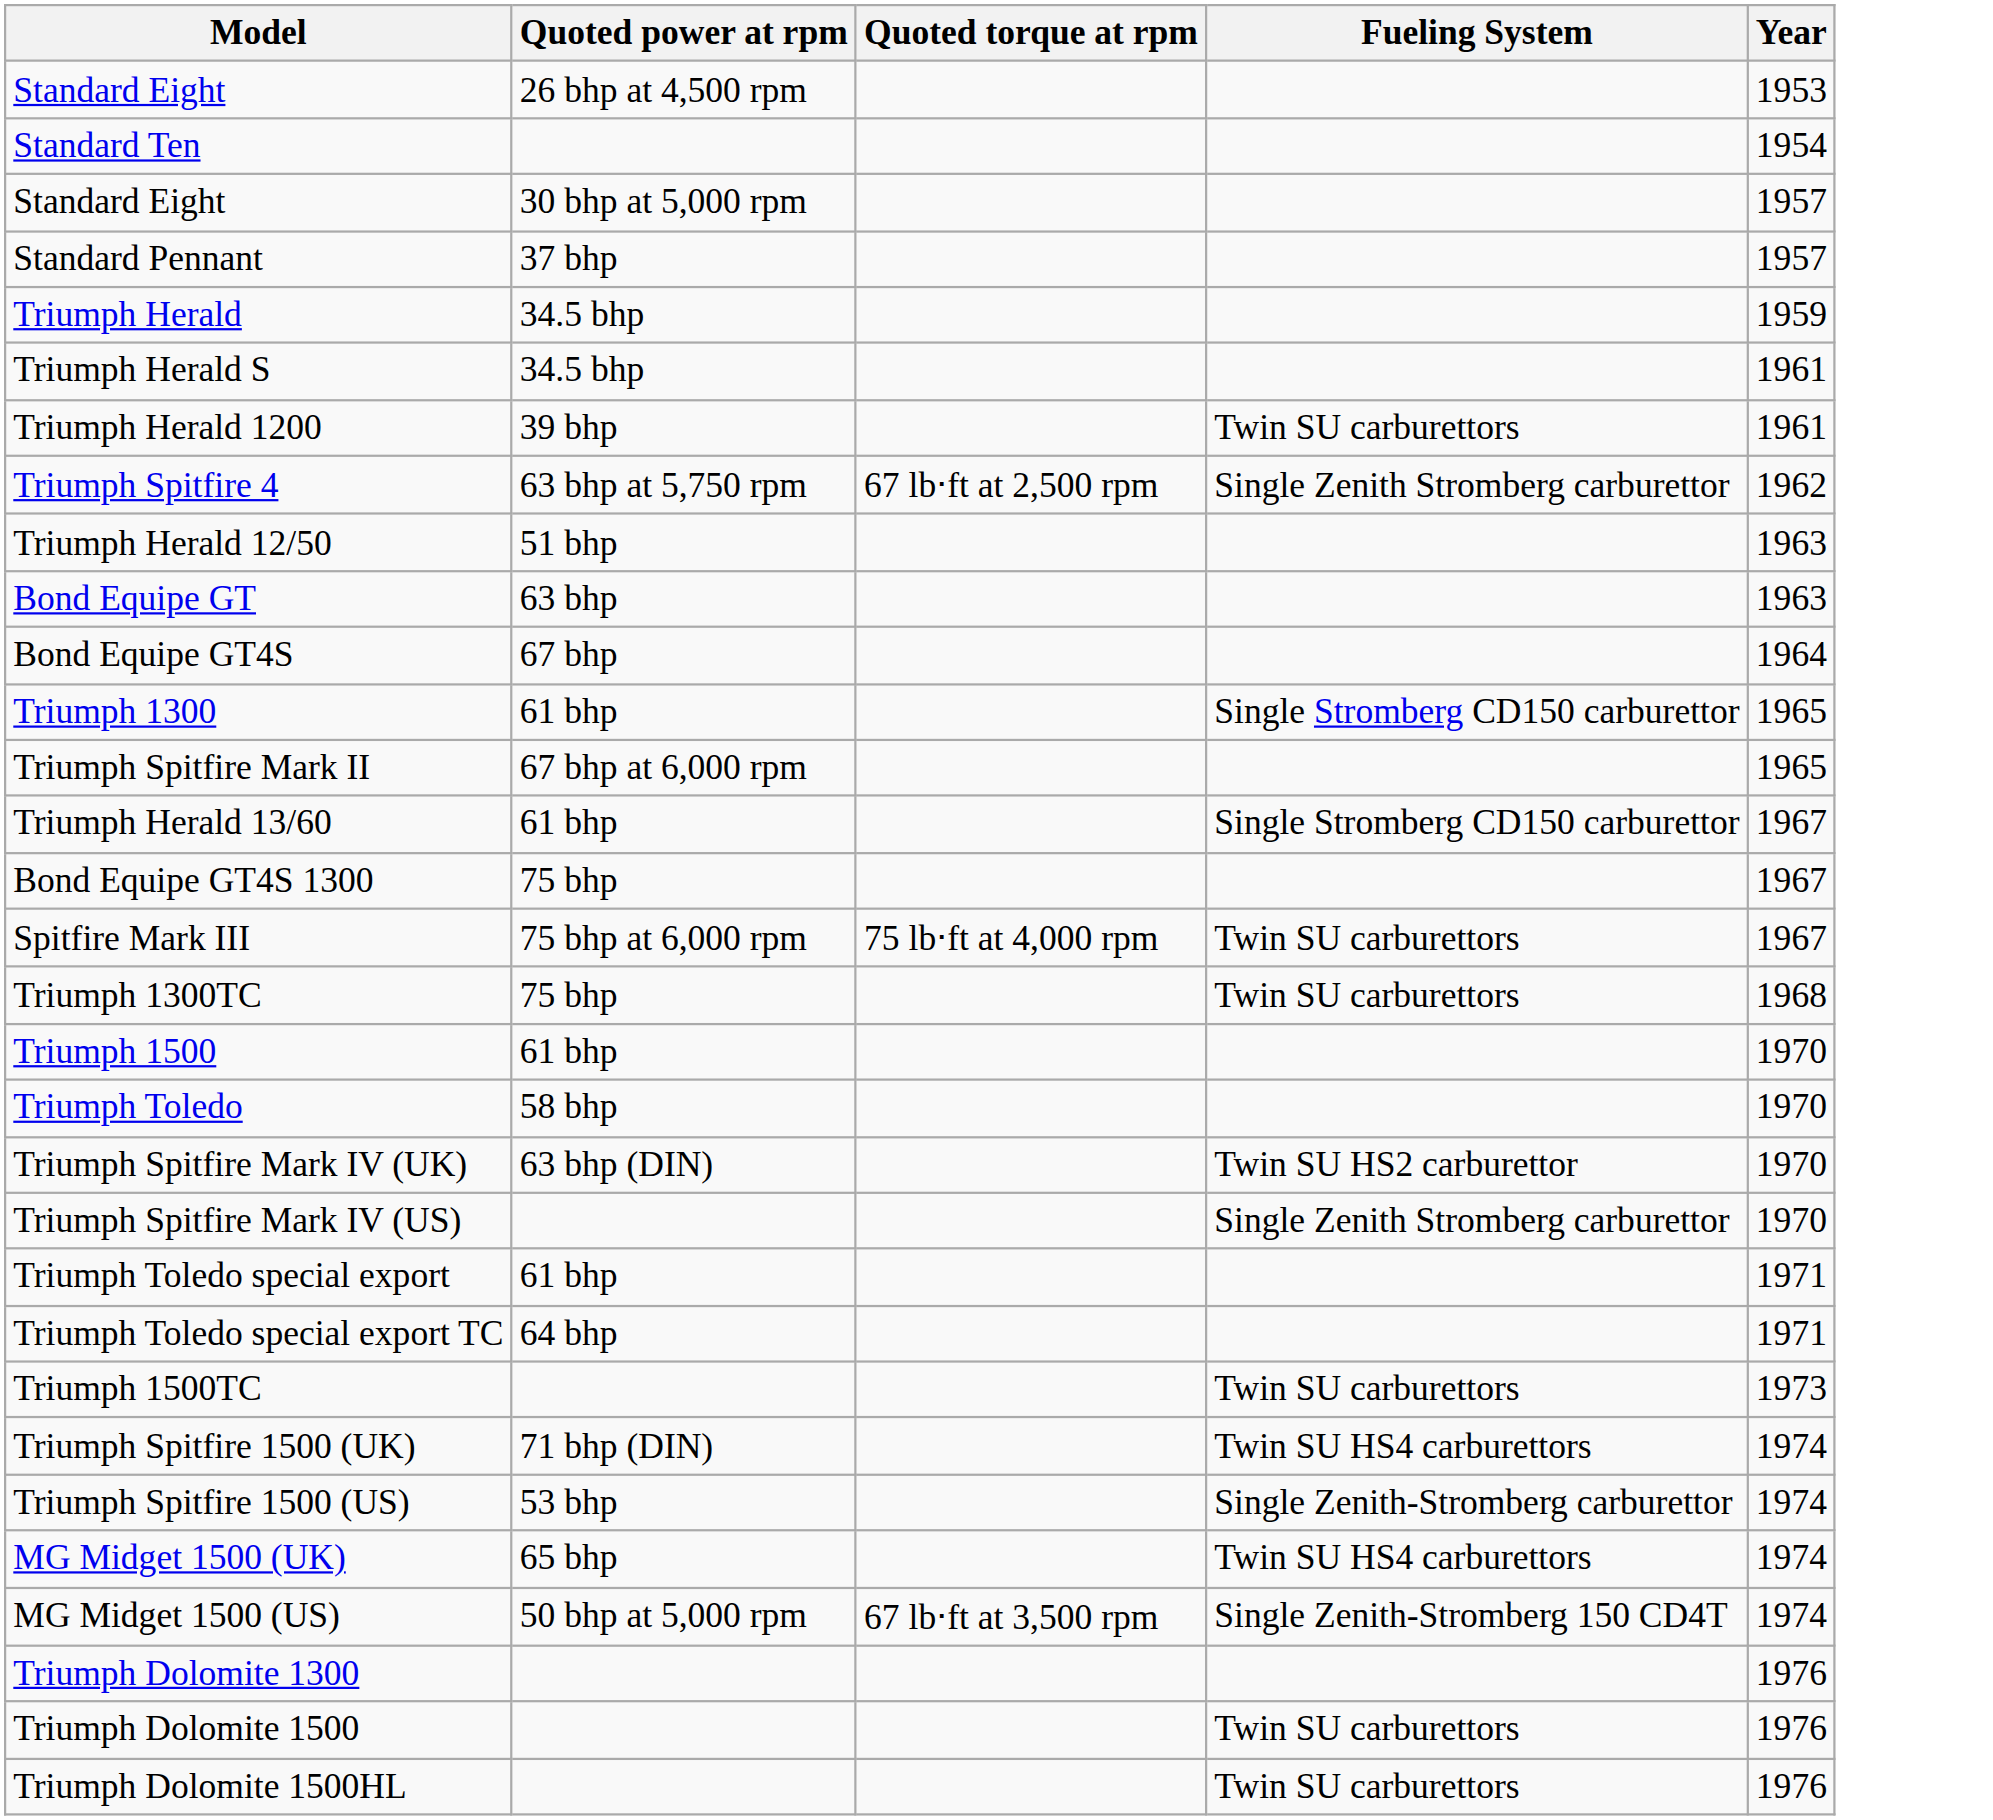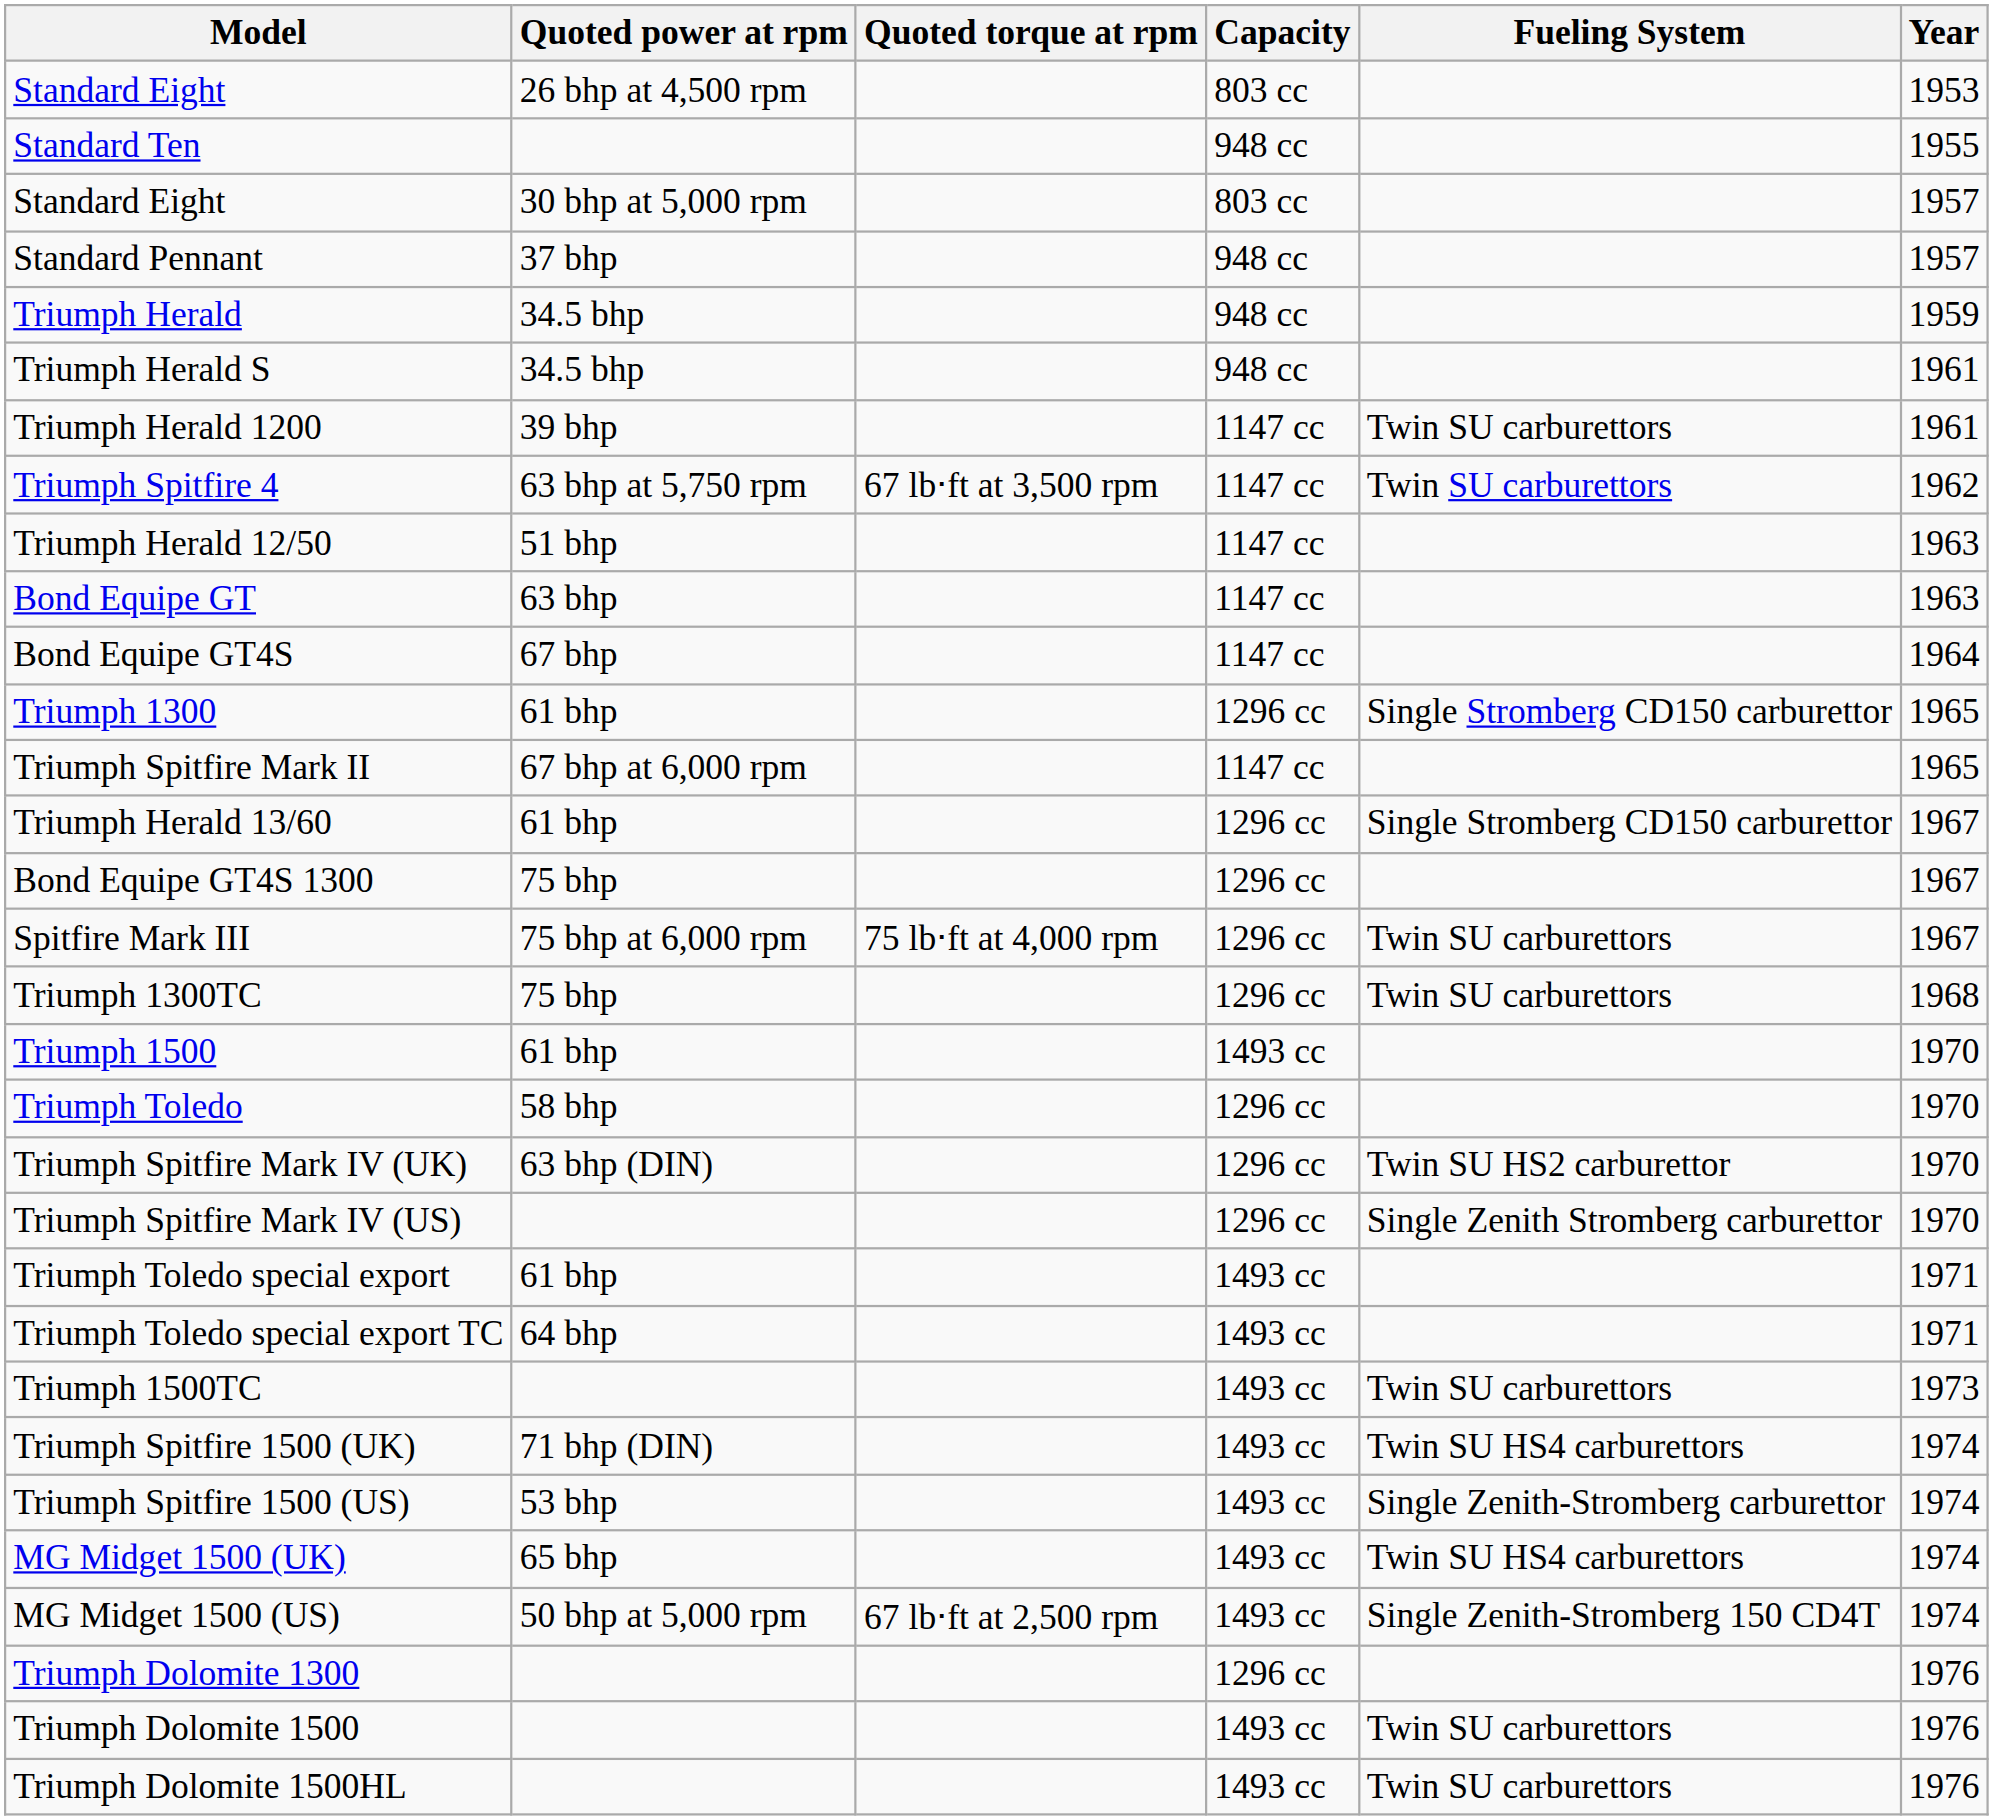+ column: (1282, 32)
(1791, 145) 1954 -> (1944, 145) 1955
(1011, 485) 67 lb⋅ft at 2,500 rpm -> (1011, 485) 67 lb⋅ft at 3,500 rpm
(1472, 484) Single Zenith Stromberg carburettor -> (1519, 484) Twin SU carburettors
(1011, 1616) 67 lb⋅ft at 3,500 rpm -> (1011, 1616) 67 lb⋅ft at 2,500 rpm
